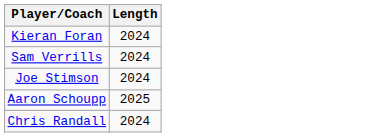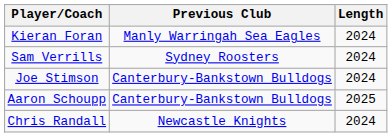+ column: (222, 15)
